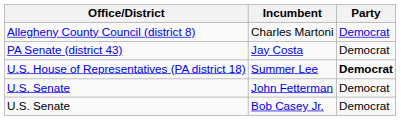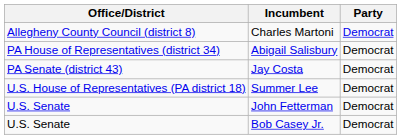+ row: (294, 50)
(366, 69) bold -> (368, 87) normal
